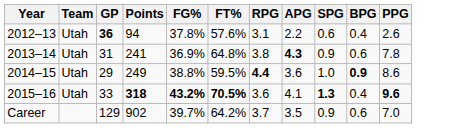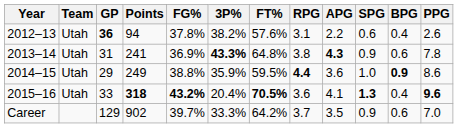+ column: (228, 14)
